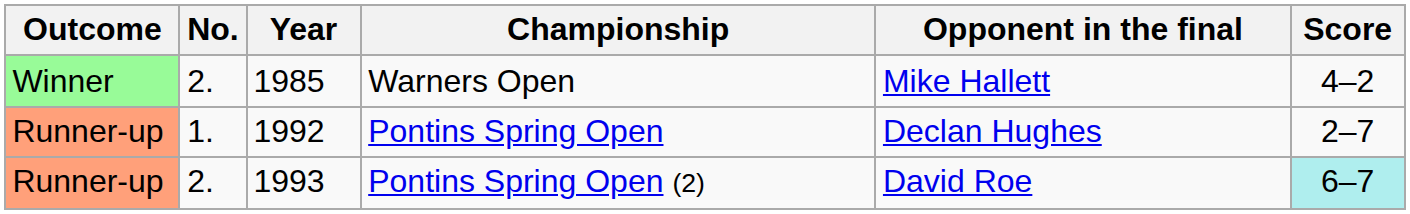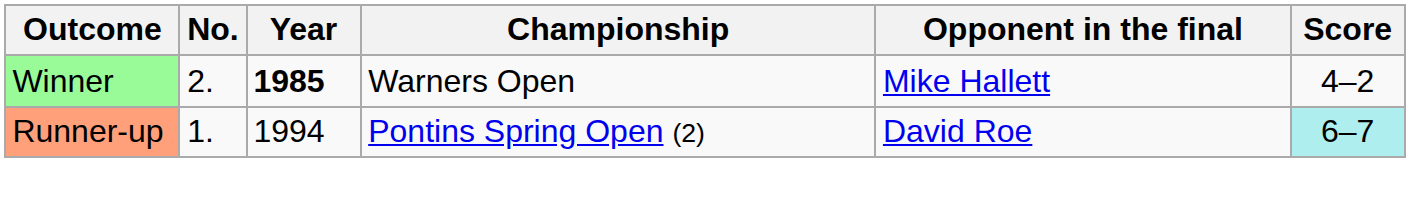(289, 80) normal -> (289, 80) bold
- row: (516, 131)
(200, 182) 2. -> (200, 131) 1.
(289, 182) 1993 -> (289, 131) 1994
